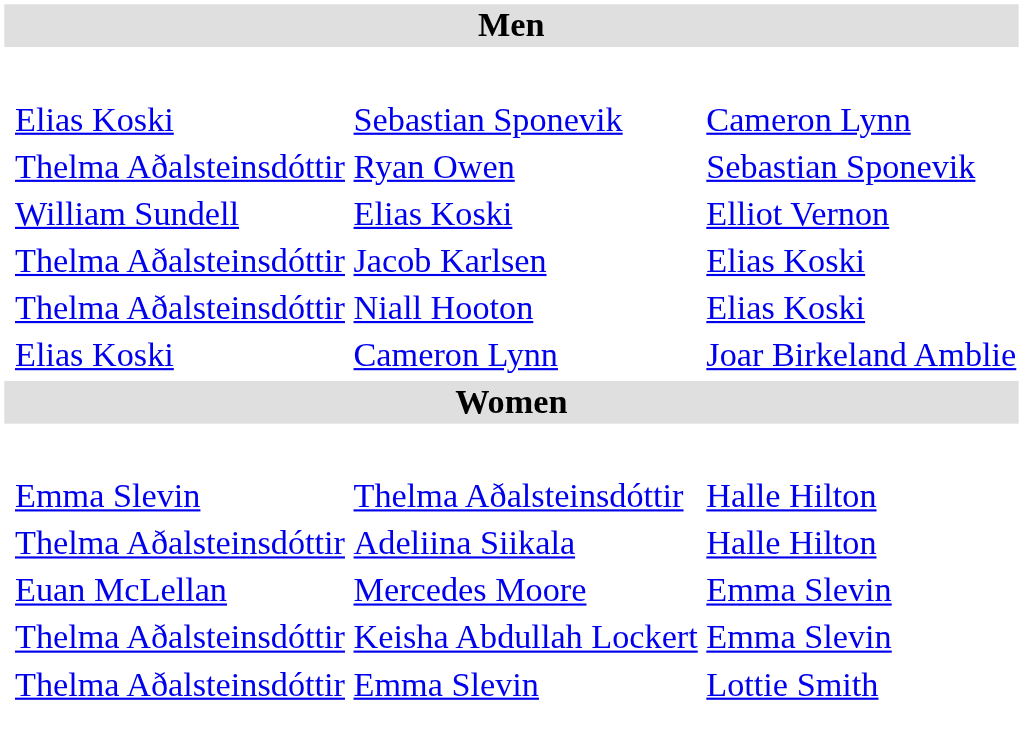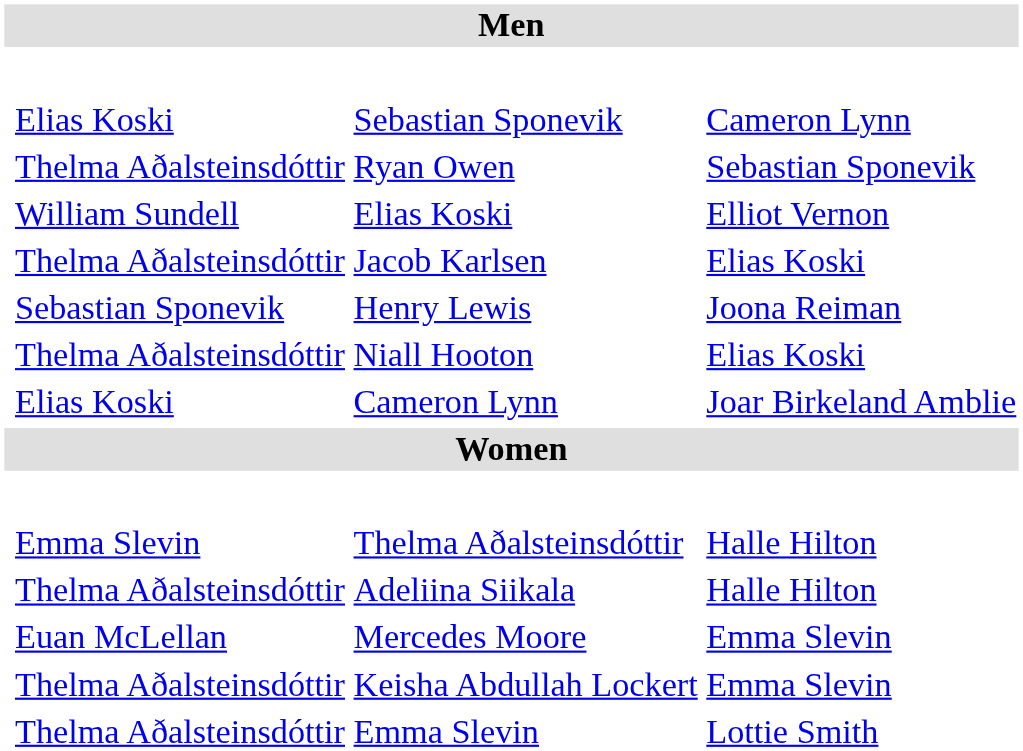+ row: (442, 307)
